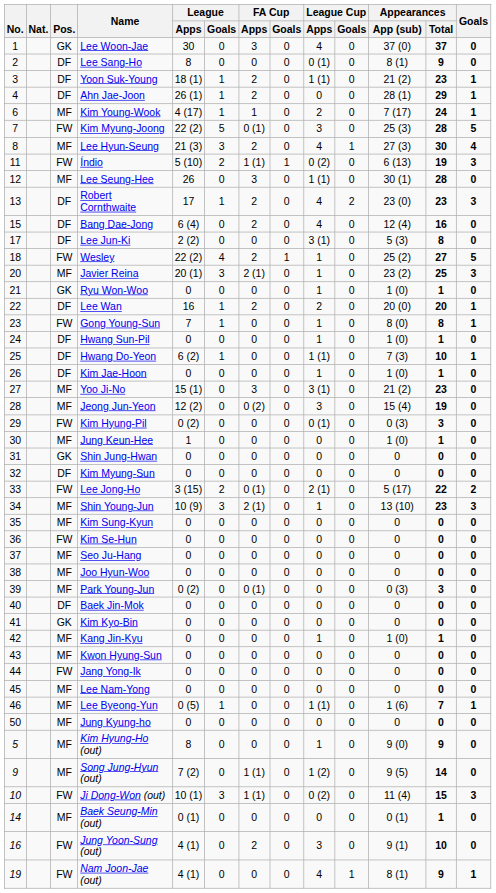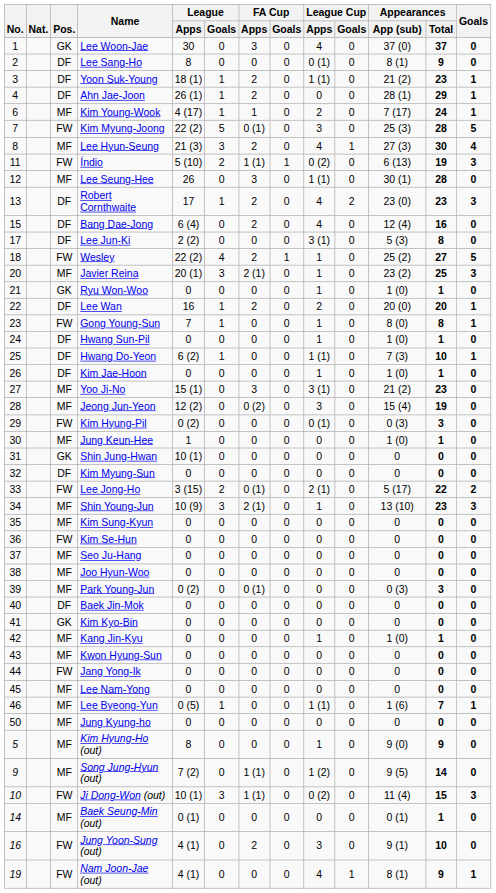(188, 456) 0 -> (188, 456) 10 (1)
